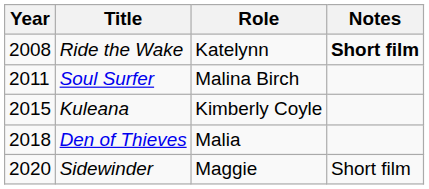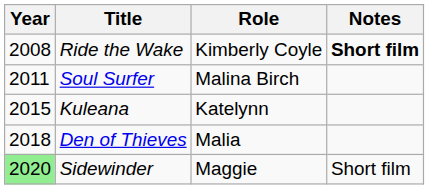(232, 49) Katelynn -> (259, 49) Kimberly Coyle
(259, 109) Kimberly Coyle -> (232, 109) Katelynn
(30, 169) no background -> (30, 169) lightgreen background
